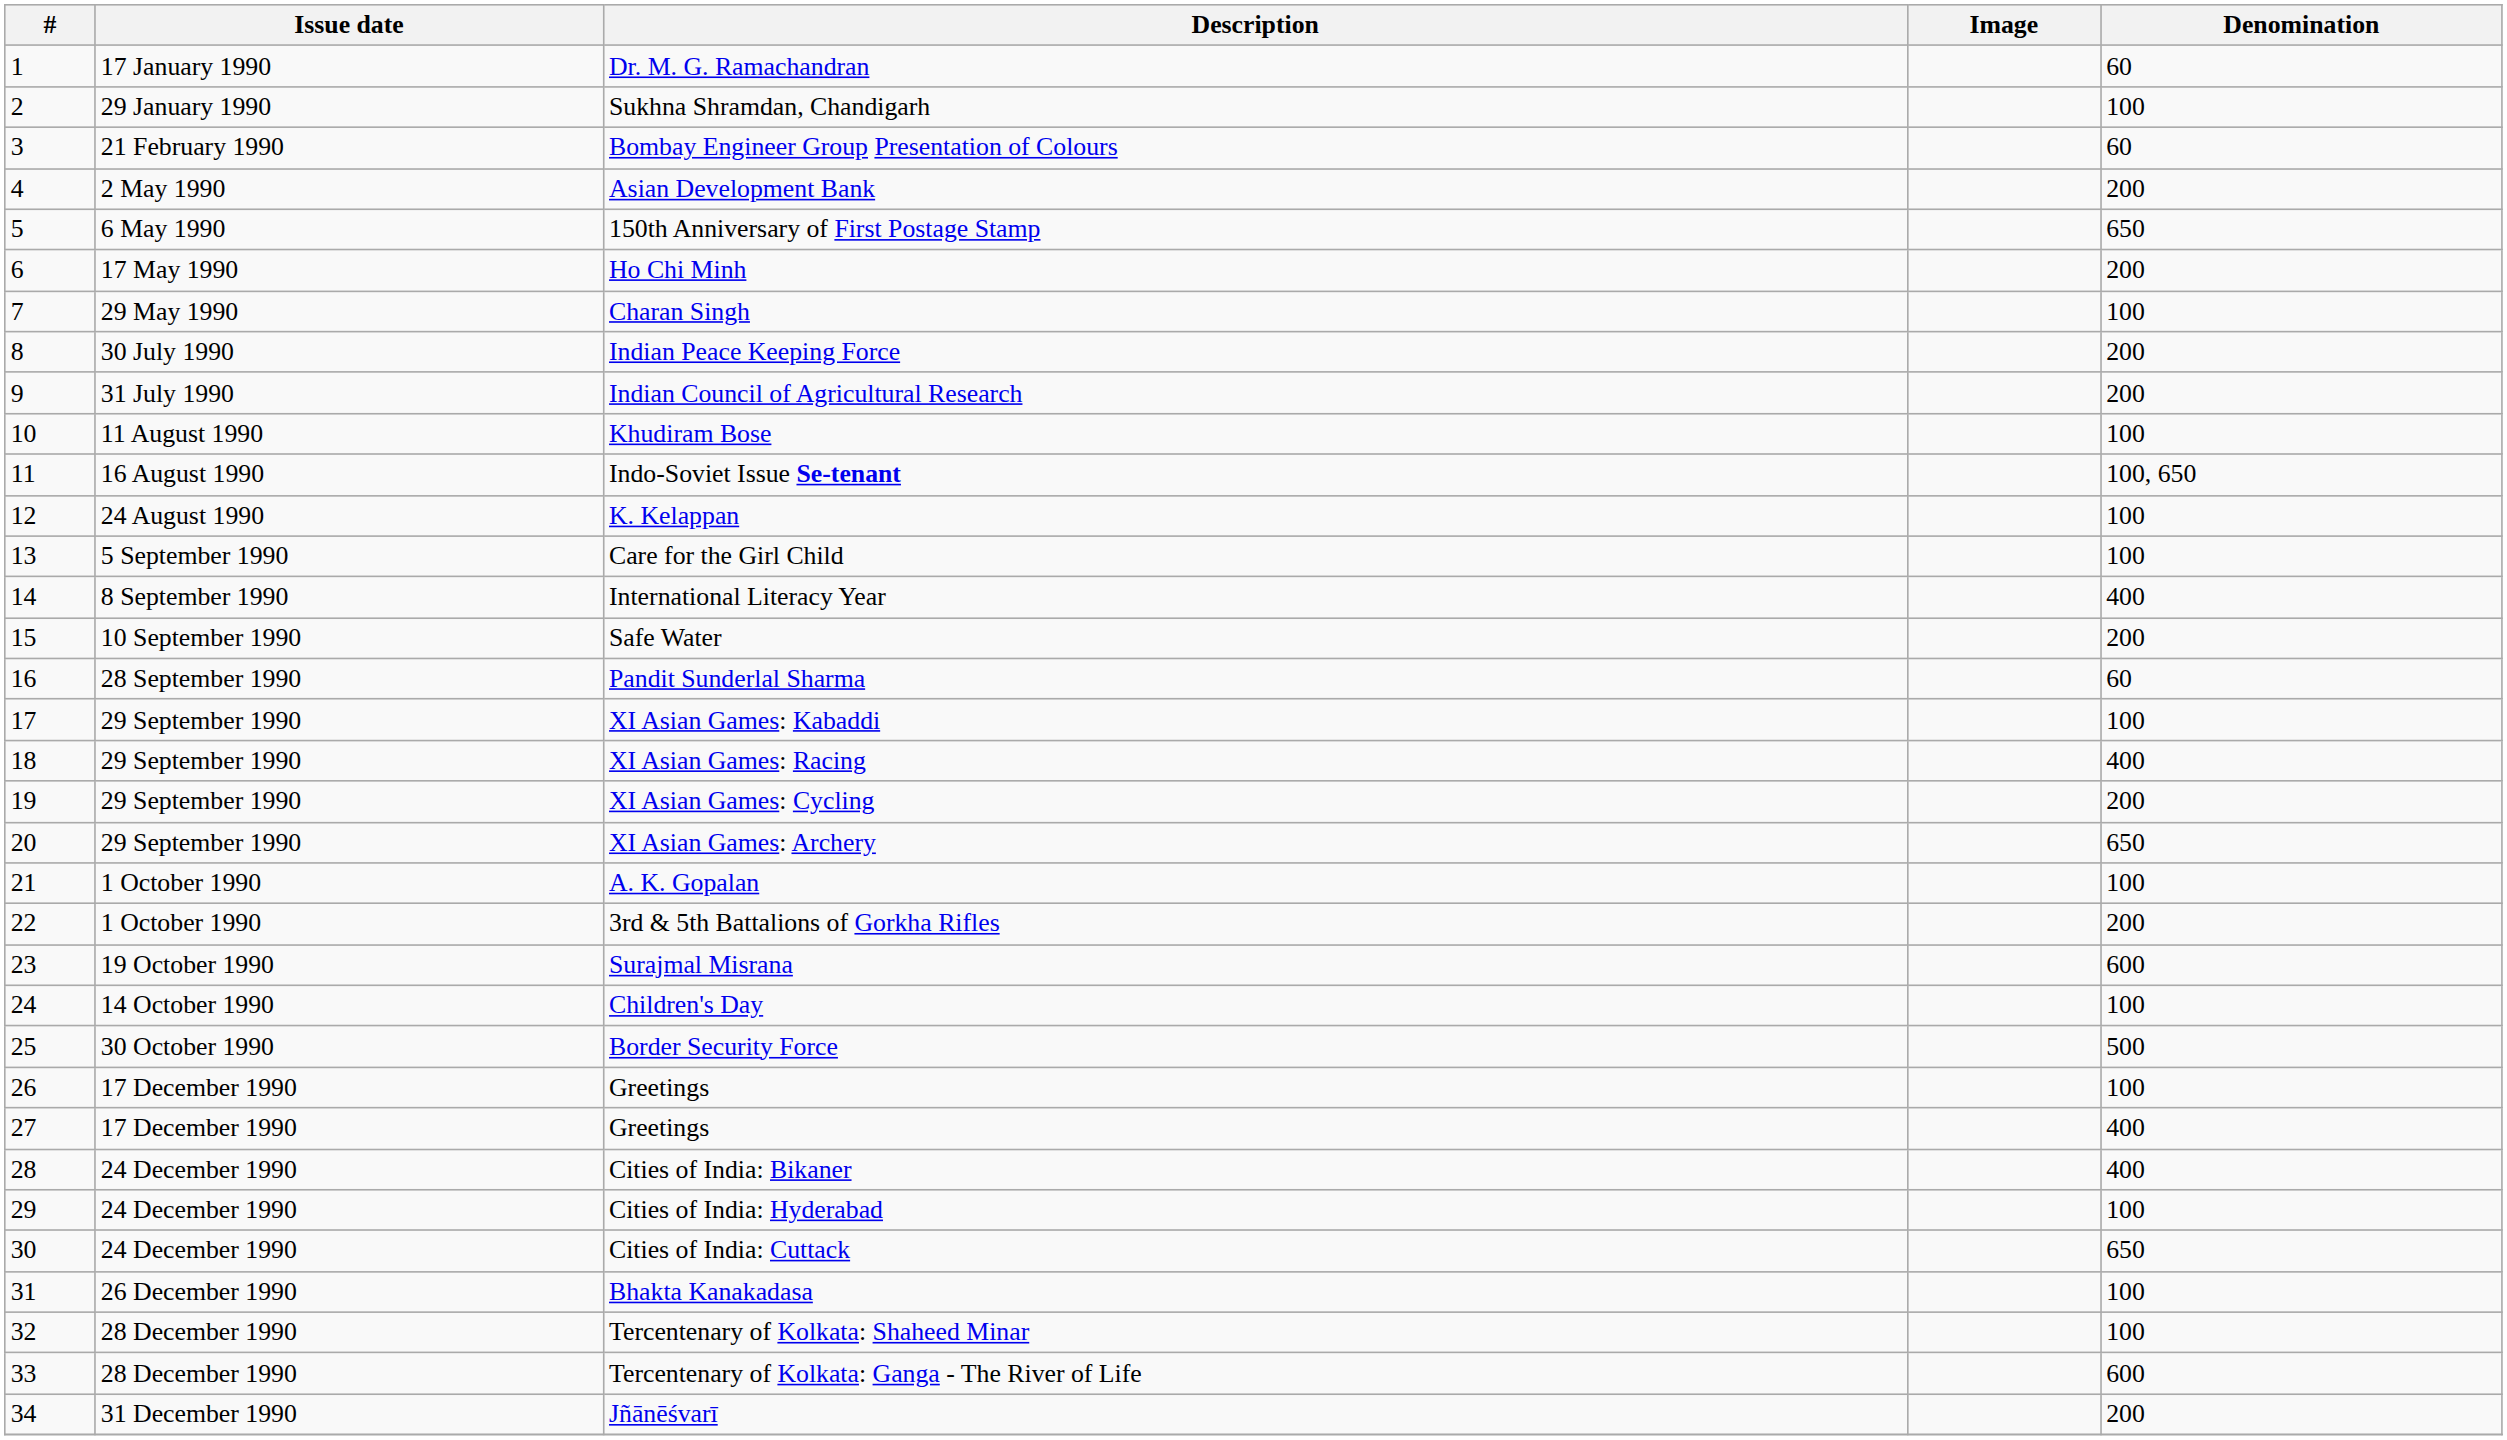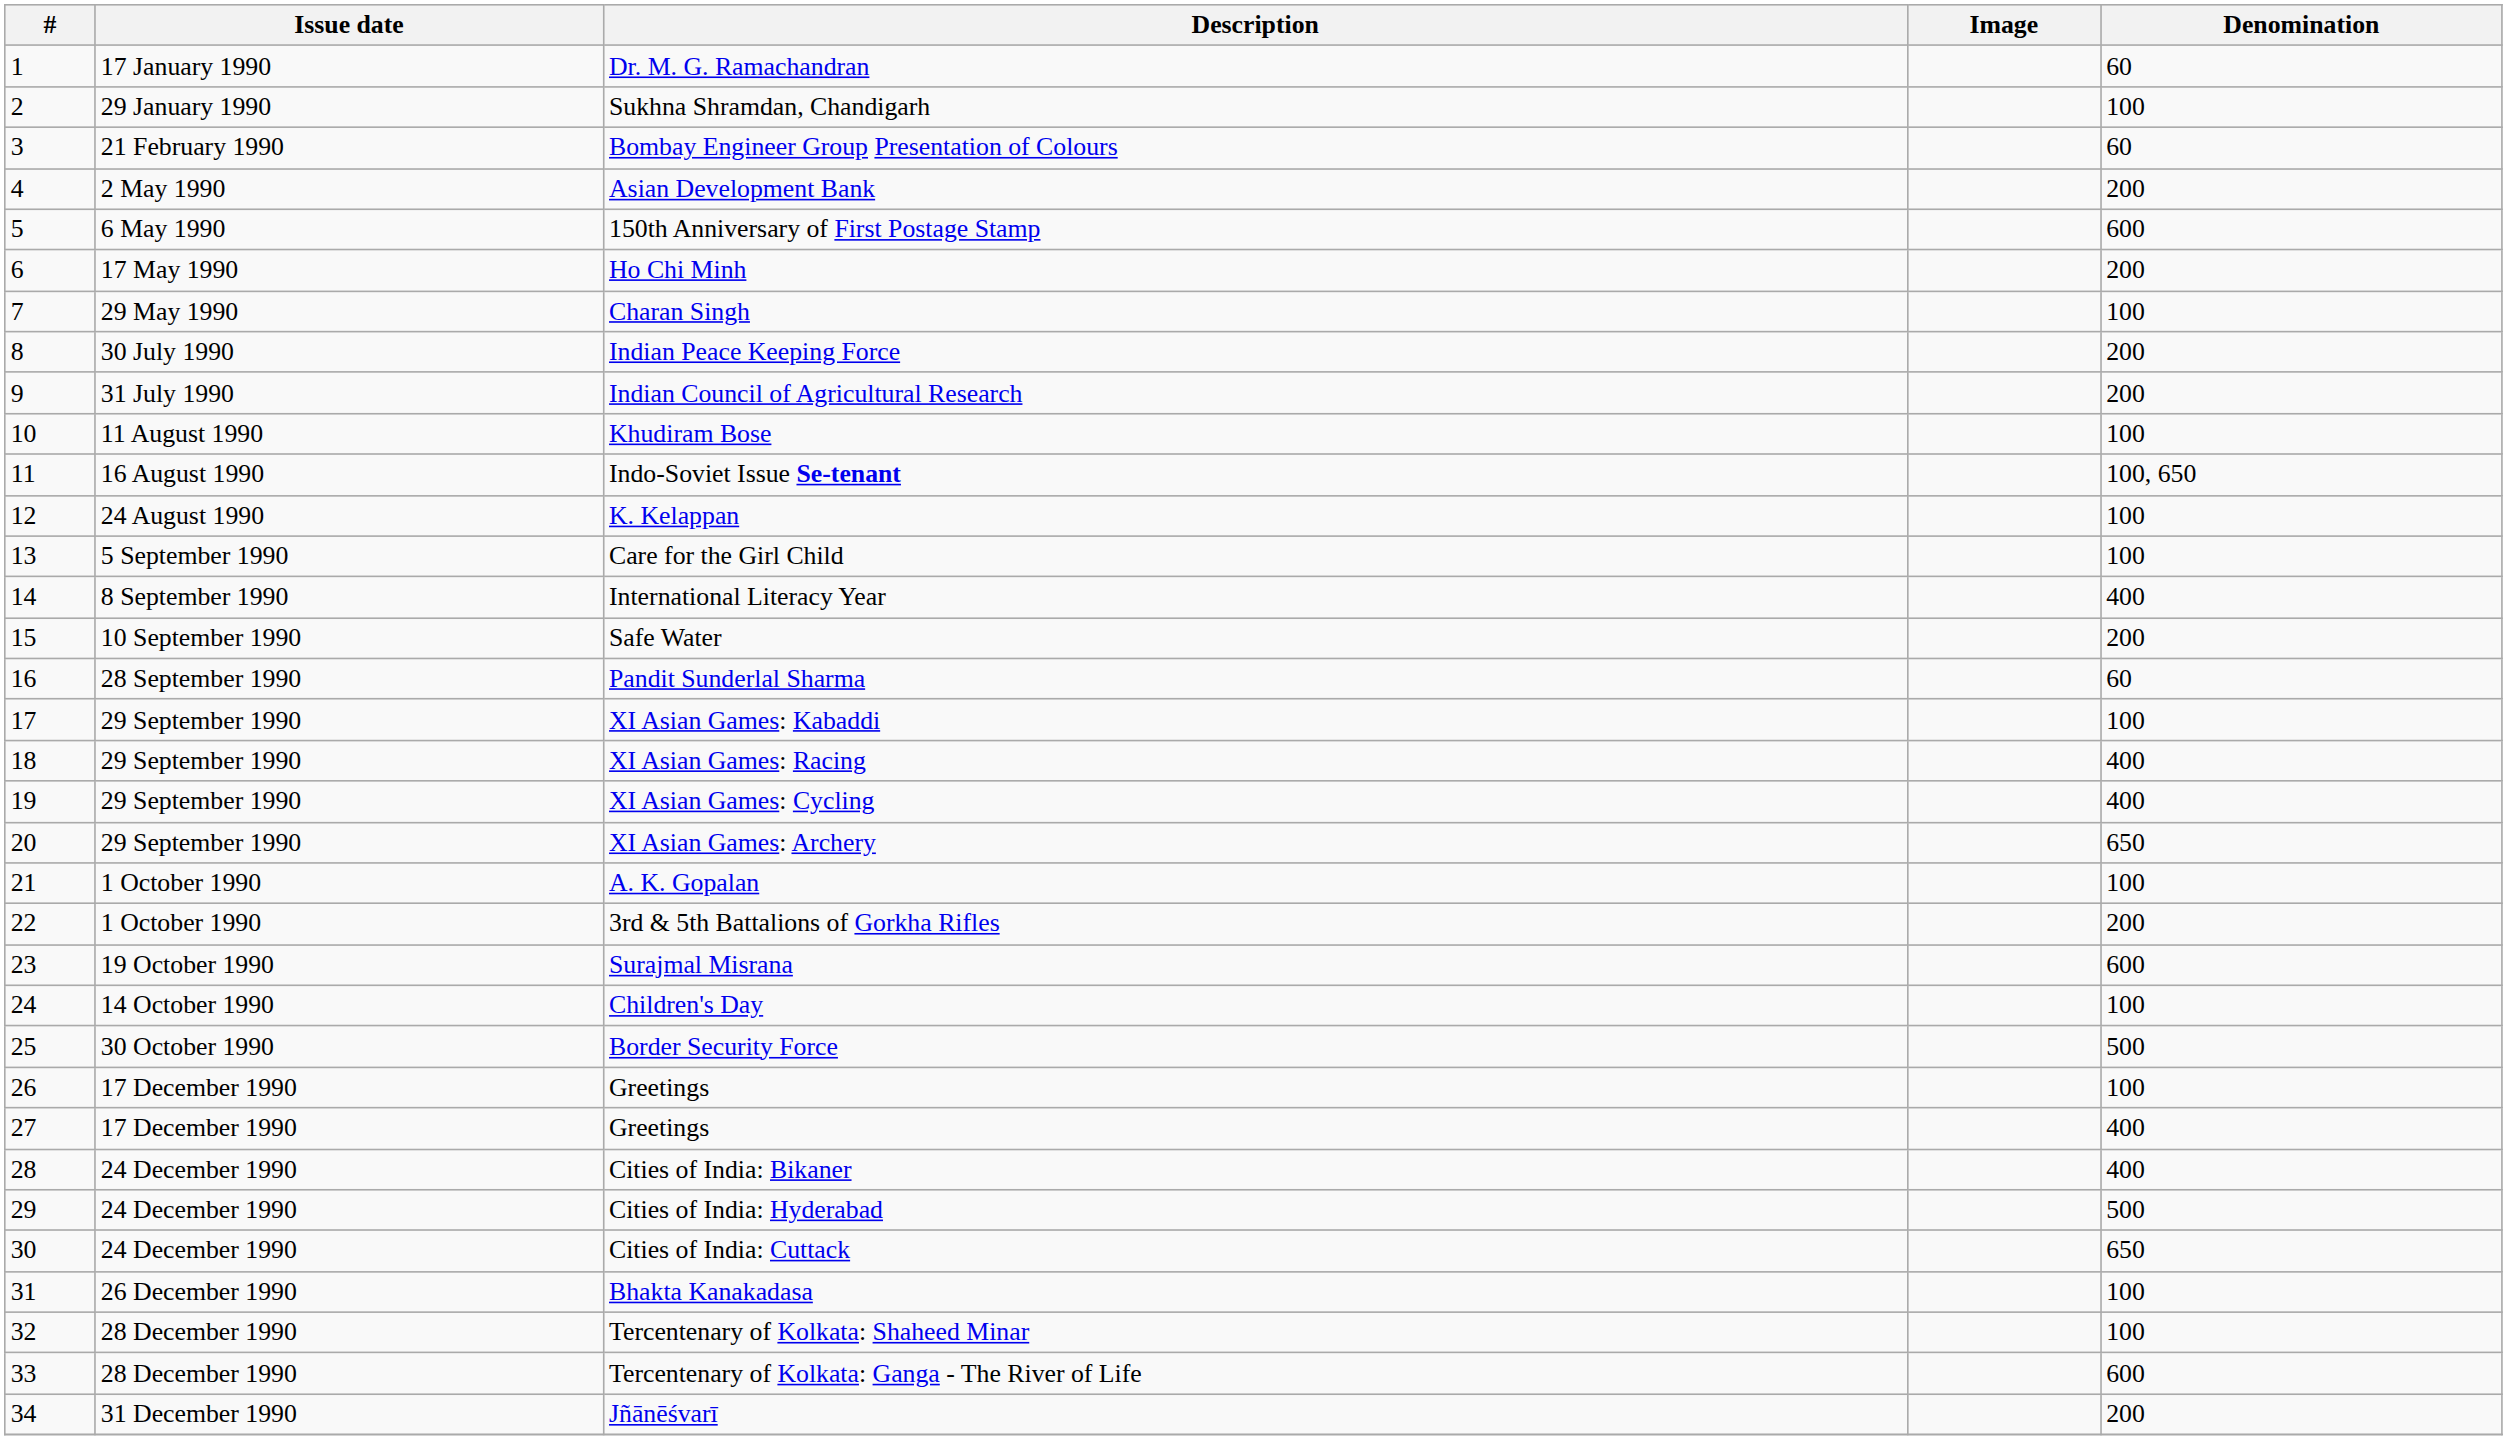(2126, 229) 650 -> (2126, 229) 600
(2126, 801) 200 -> (2126, 801) 400
(2126, 1209) 100 -> (2126, 1209) 500
